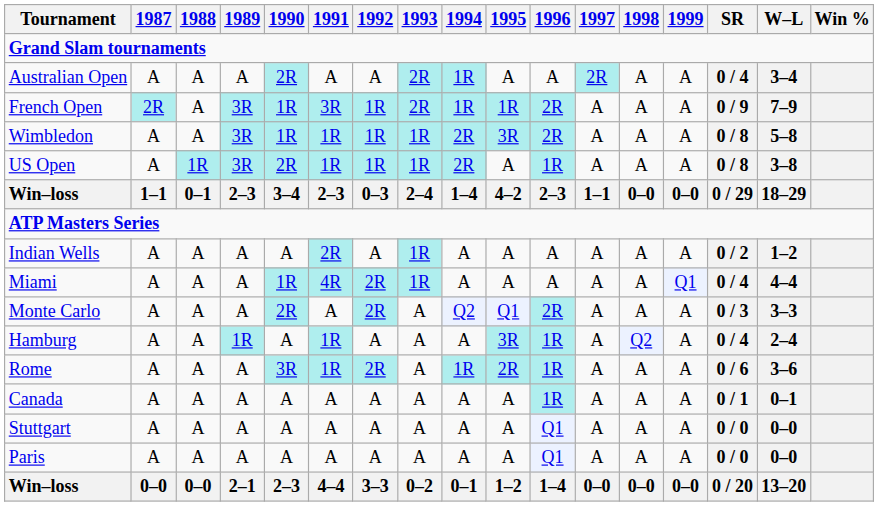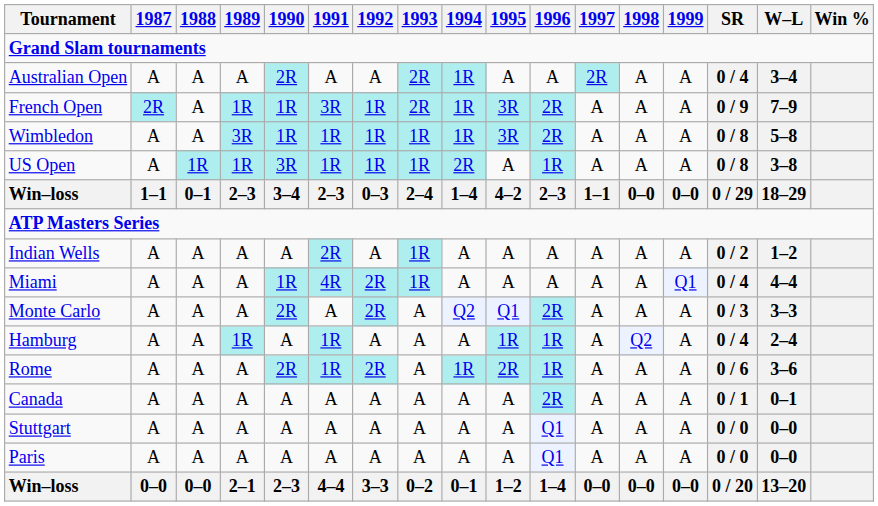(242, 106) 3R -> (242, 106) 1R
(508, 106) 1R -> (508, 106) 3R
(464, 135) 2R -> (464, 135) 1R
(242, 164) 3R -> (242, 164) 1R
(287, 164) 2R -> (287, 164) 3R
(508, 340) 3R -> (508, 340) 1R
(287, 369) 3R -> (287, 369) 2R
(553, 398) 1R -> (553, 398) 2R
